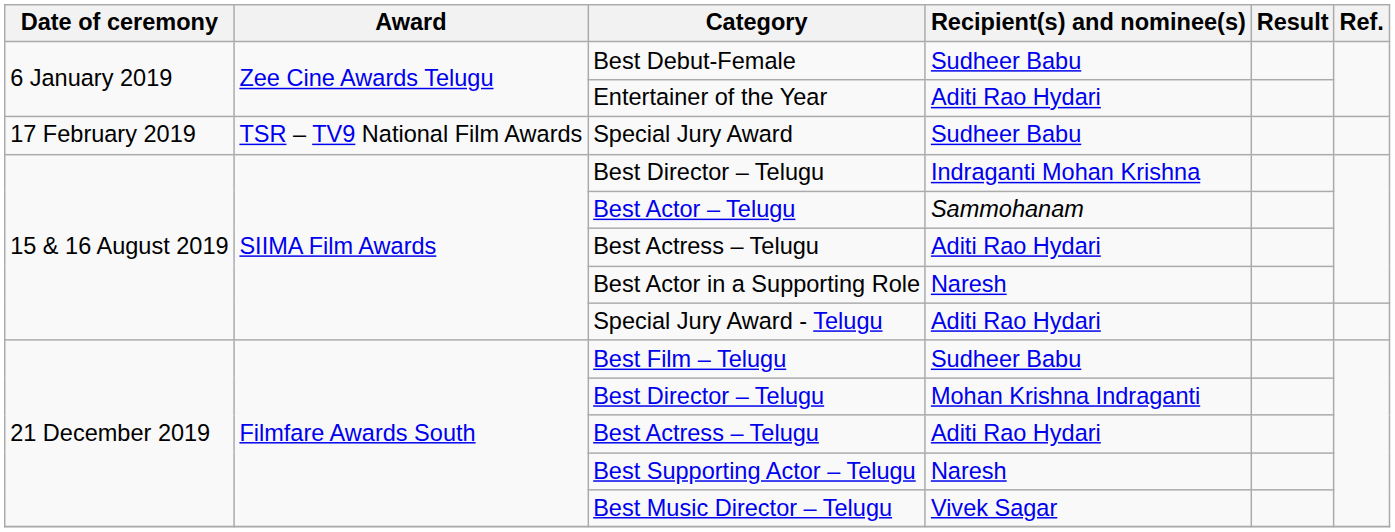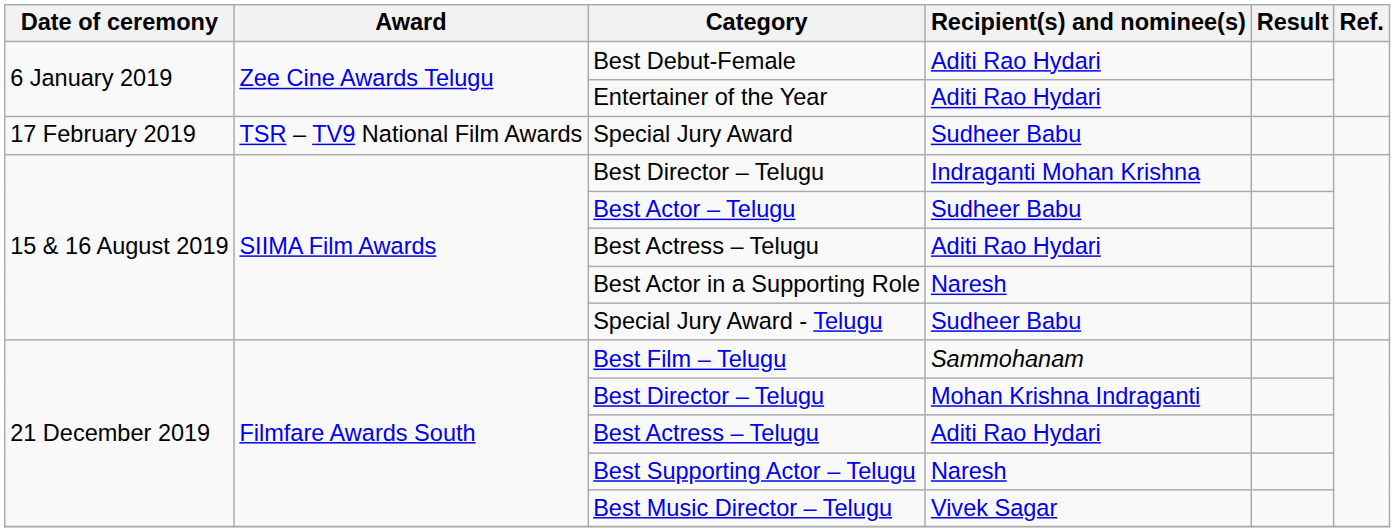(1006, 60) Sudheer Babu -> (1016, 60) Aditi Rao Hydari
(1007, 209) Sammohanam -> (1006, 209) Sudheer Babu
(1016, 321) Aditi Rao Hydari -> (1006, 321) Sudheer Babu
(1006, 358) Sudheer Babu -> (1007, 358) Sammohanam
